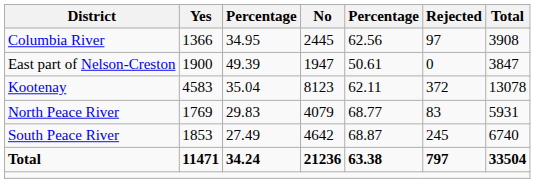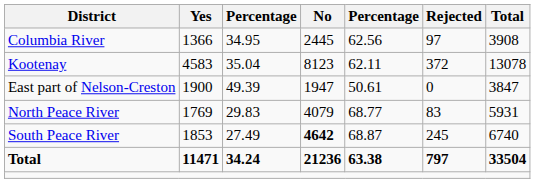rows swapped: (37, 87) <-> (92, 64)
(319, 135) normal -> (319, 135) bold
